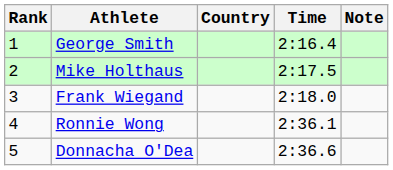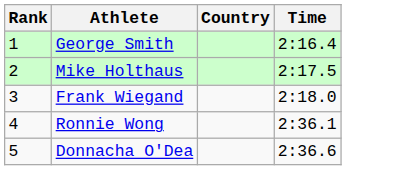- column: (364, 18)
